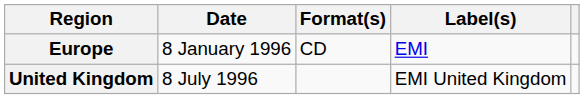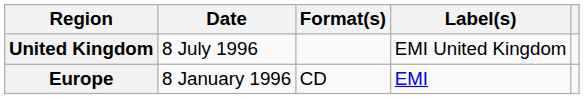rows swapped: (81, 49) <-> (81, 78)
